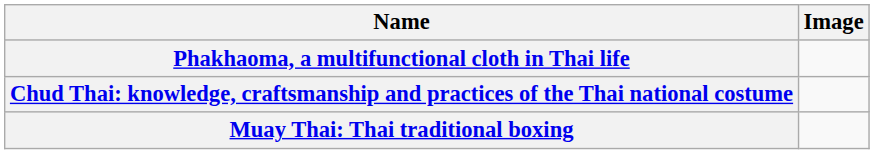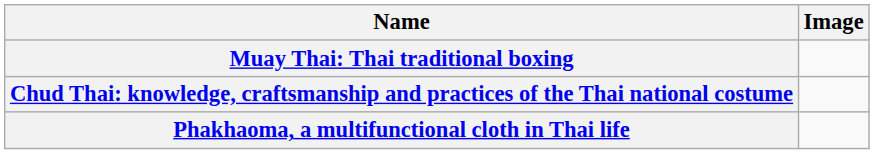rows swapped: (401, 129) <-> (402, 58)
